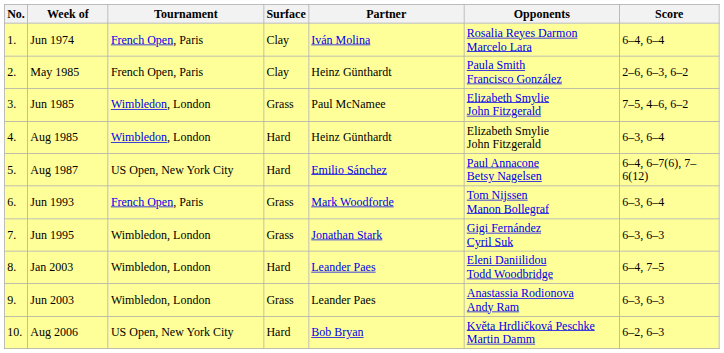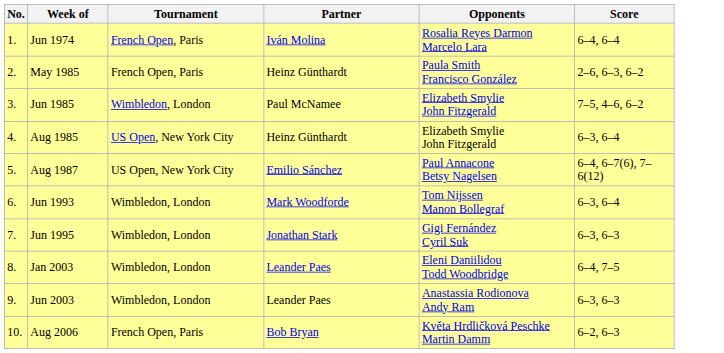- column: (286, 14)
(161, 137) Wimbledon, London -> (172, 137) US Open, New York City
(157, 202) French Open, Paris -> (161, 202) Wimbledon, London
(172, 332) US Open, New York City -> (157, 332) French Open, Paris
